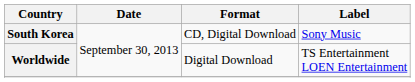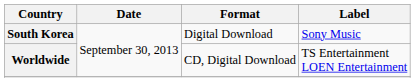(240, 33) CD, Digital Download -> (228, 33) Digital Download
(228, 60) Digital Download -> (240, 60) CD, Digital Download
